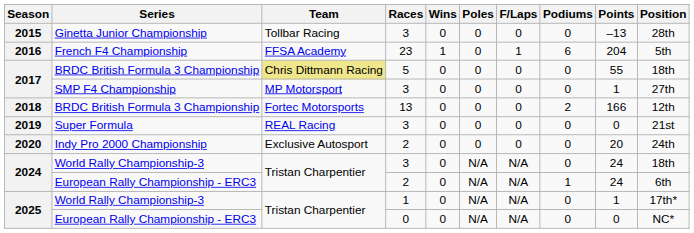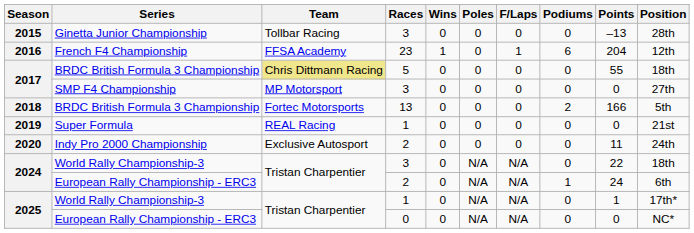(663, 51) 5th -> (663, 51) 12th
(616, 89) 1 -> (616, 89) 0
(663, 107) 12th -> (663, 107) 5th
(406, 126) 3 -> (406, 126) 1
(616, 145) 20 -> (616, 145) 11
(616, 163) 24 -> (616, 163) 22
